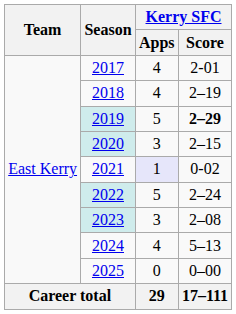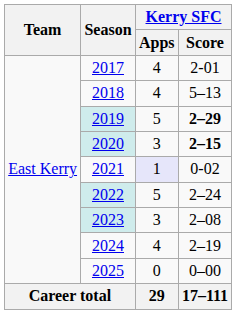(205, 93) 2–19 -> (205, 93) 5–13
(205, 144) normal -> (205, 144) bold
(205, 245) 5–13 -> (205, 245) 2–19
